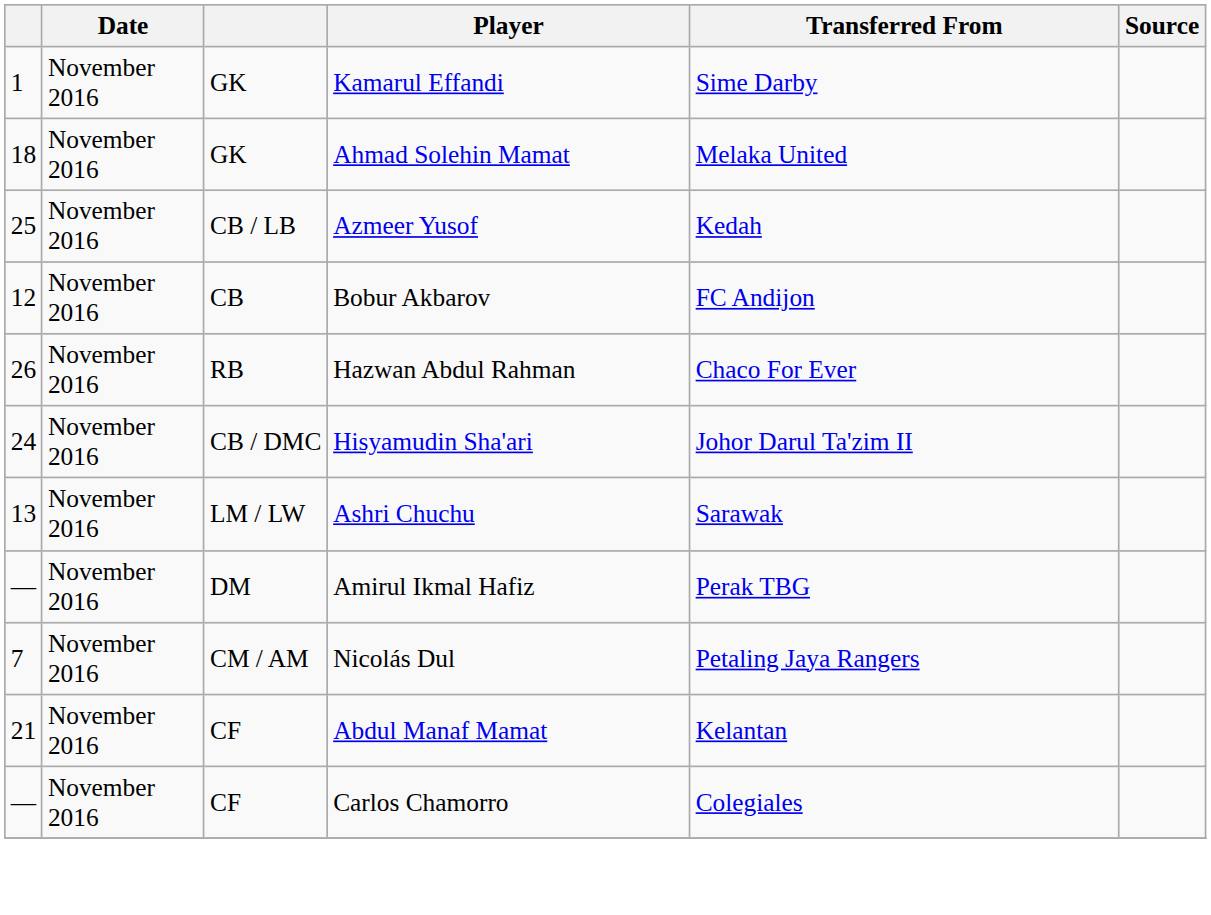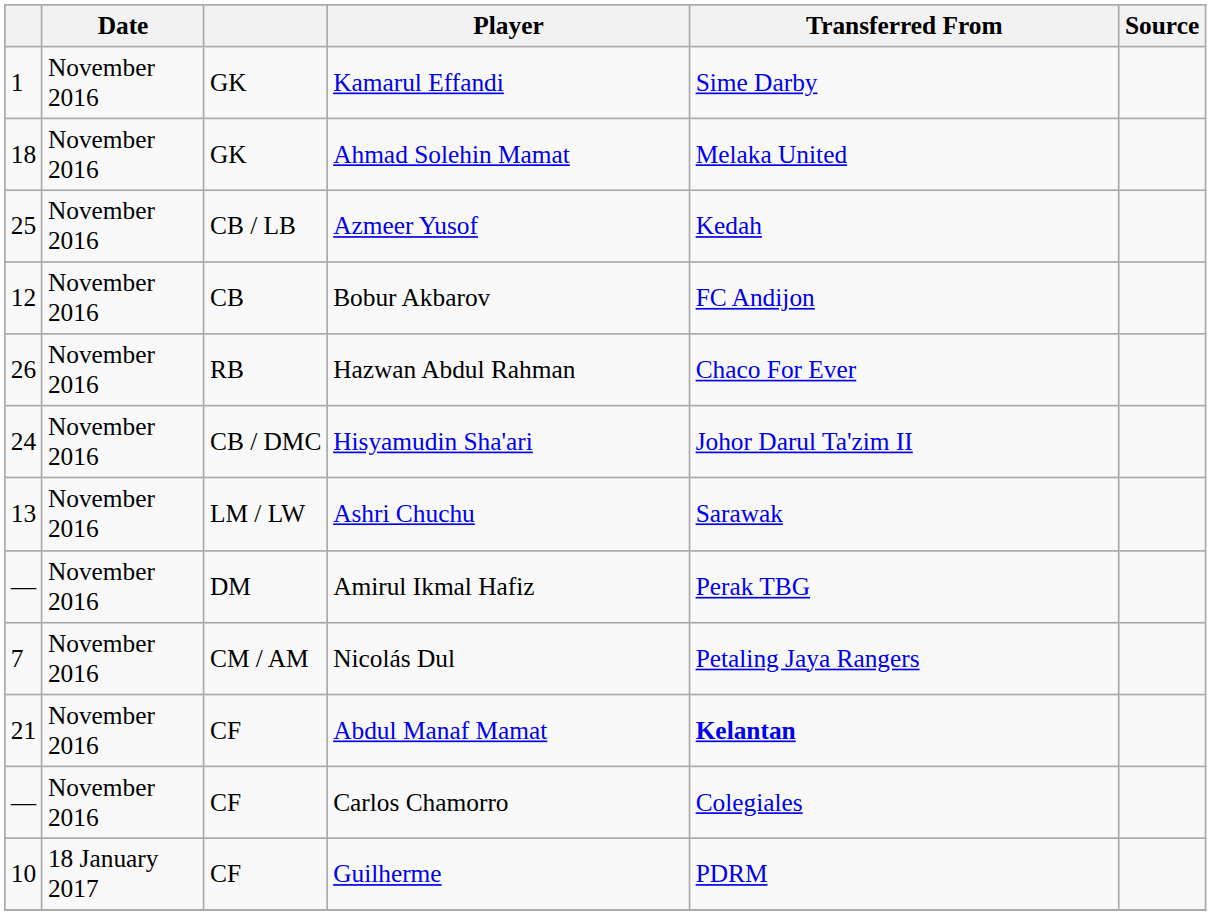(741, 729) normal -> (746, 729) bold
+ row: (387, 873)
